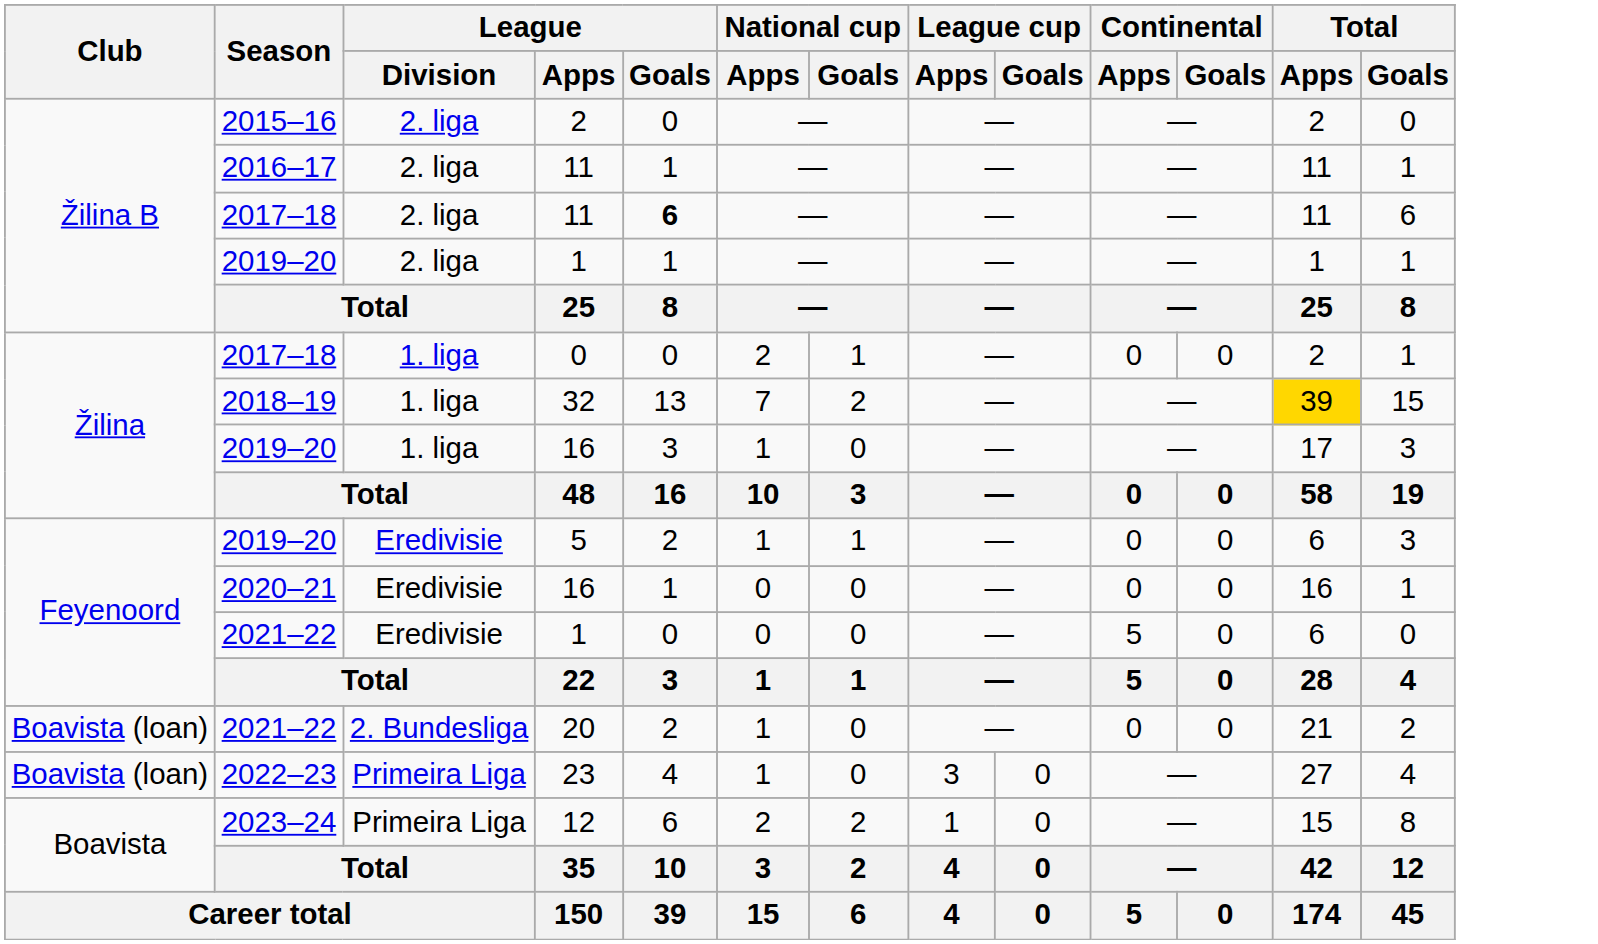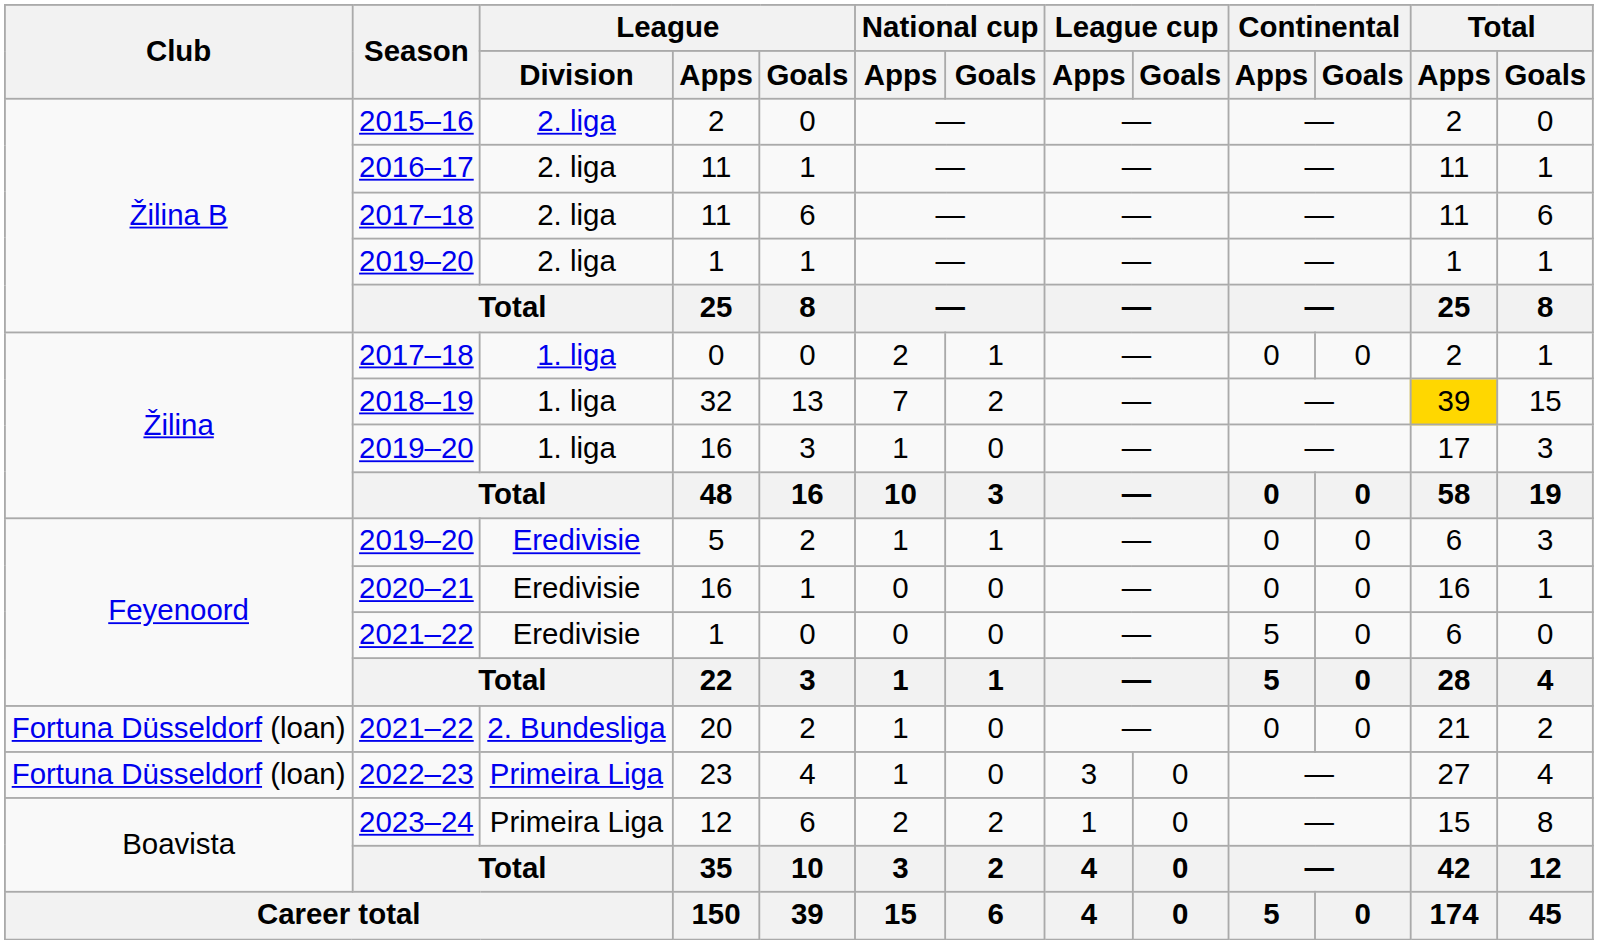(670, 214) bold -> (807, 214) normal
(110, 728) Boavista (loan) -> (179, 728) Fortuna Düsseldorf (loan)
(110, 774) Boavista (loan) -> (179, 774) Fortuna Düsseldorf (loan)
